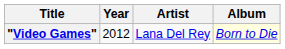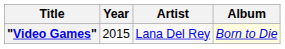(116, 33) 2012 -> (116, 33) 2015
